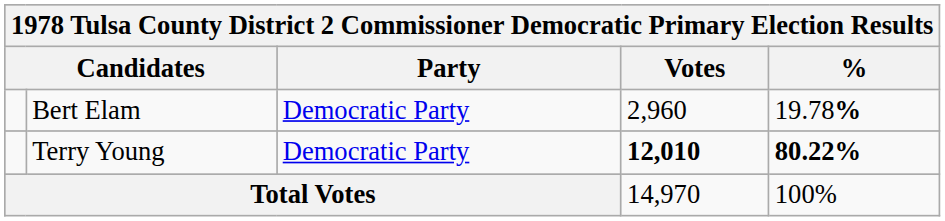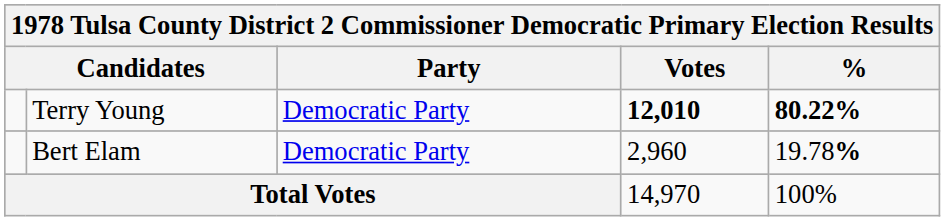rows swapped: (98, 151) <-> (86, 109)
